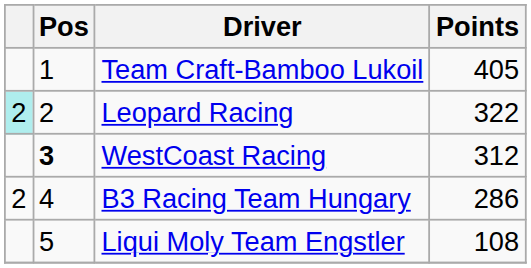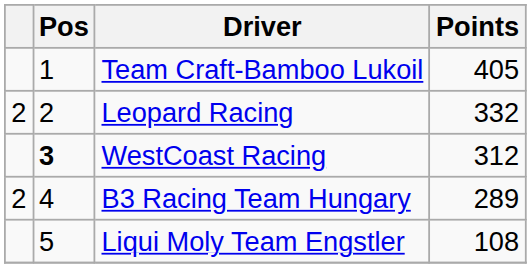(19, 113) paleturquoise background -> (19, 113) no background
(496, 113) 322 -> (496, 113) 332
(496, 199) 286 -> (496, 199) 289
